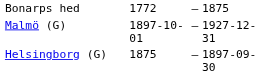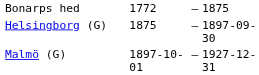rows swapped: (56, 54) <-> (36, 25)
